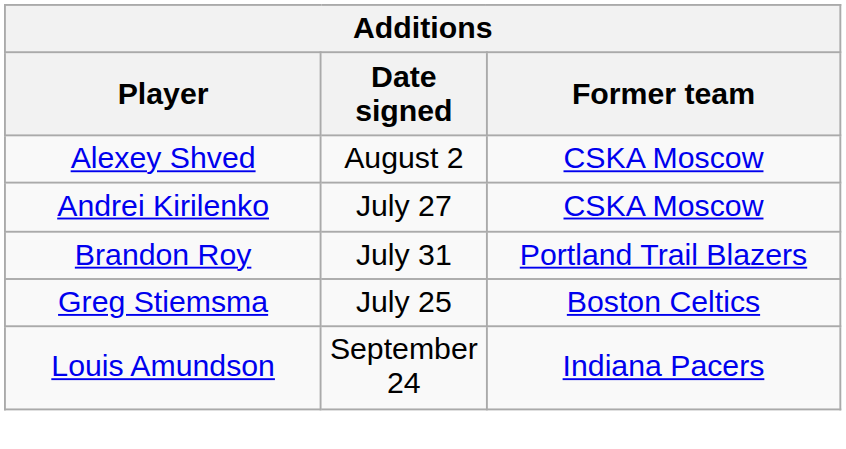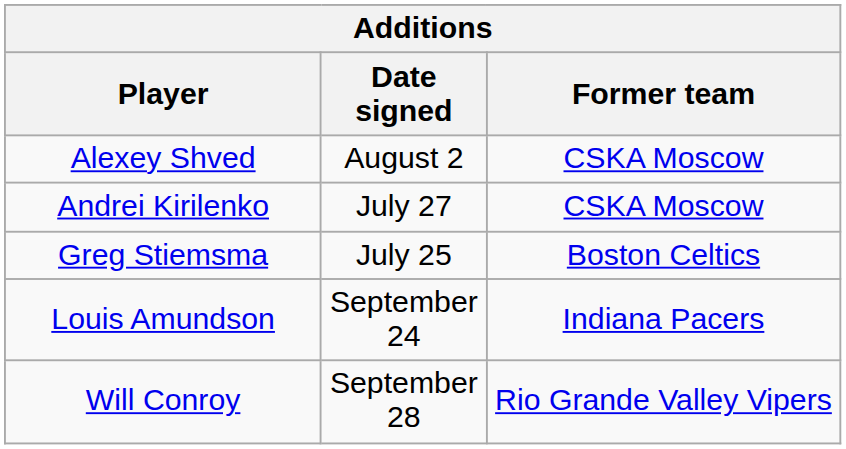- row: (163, 254)
+ row: (163, 401)
